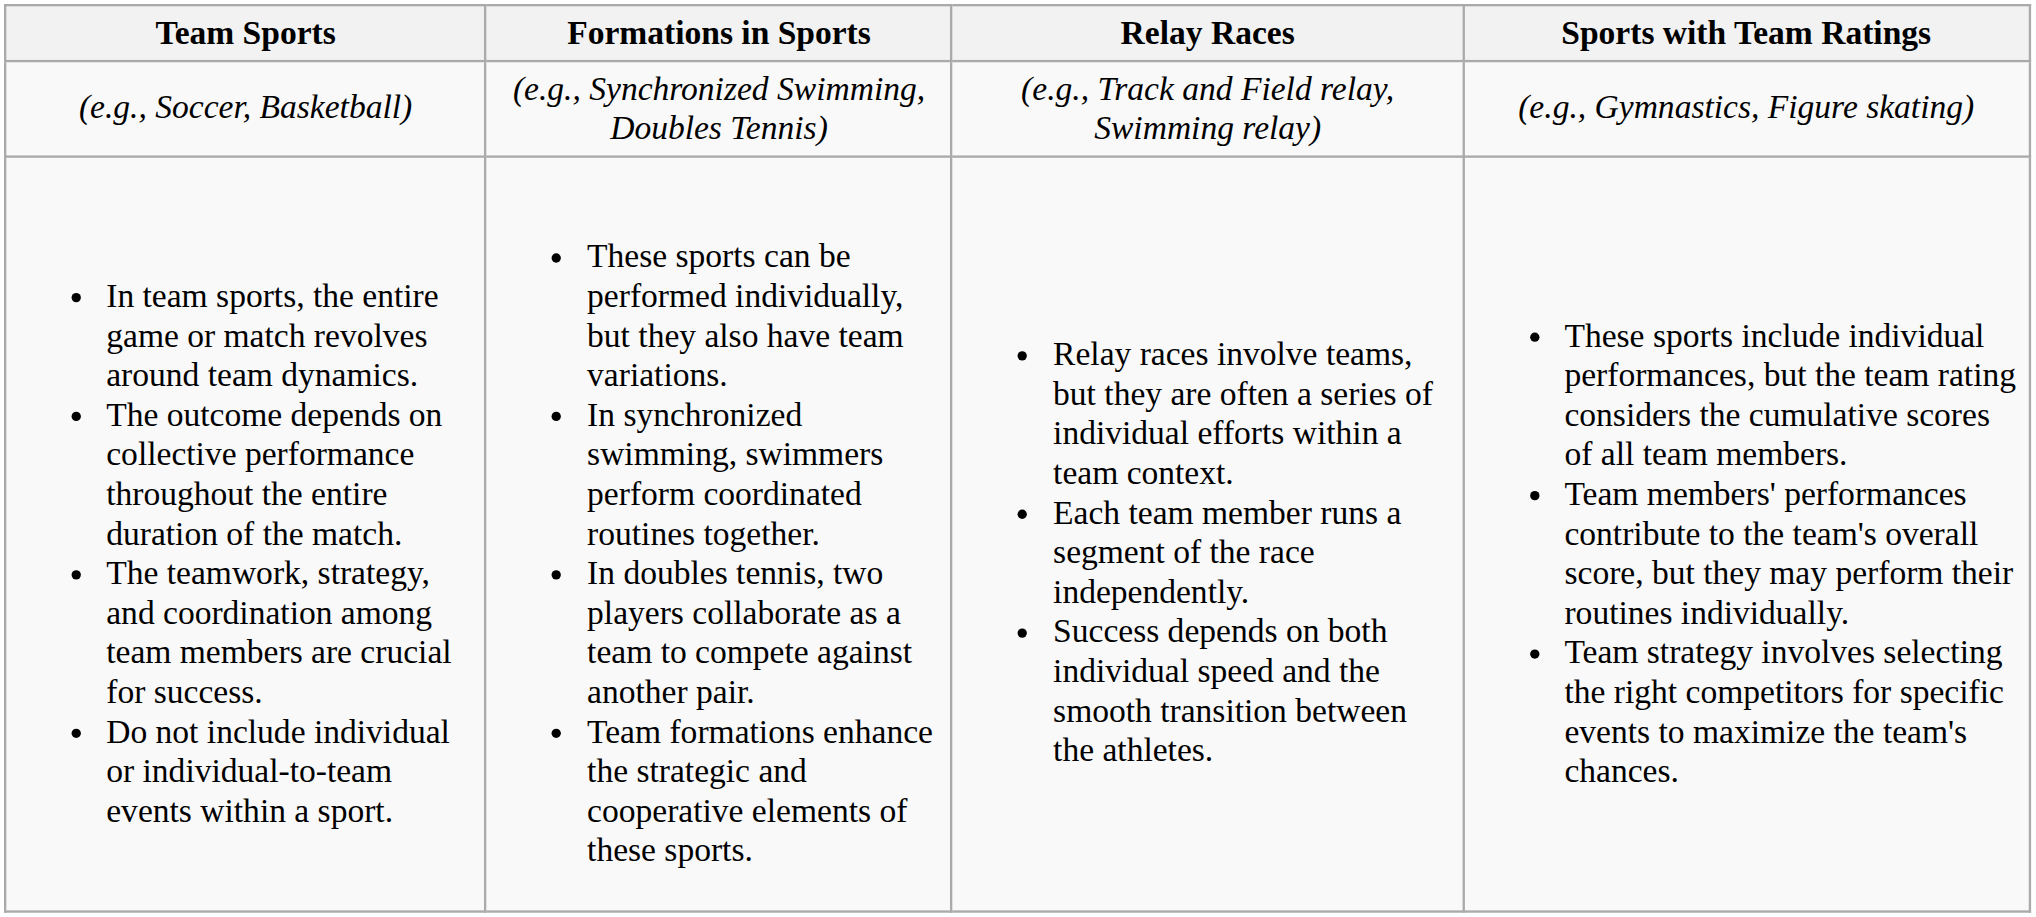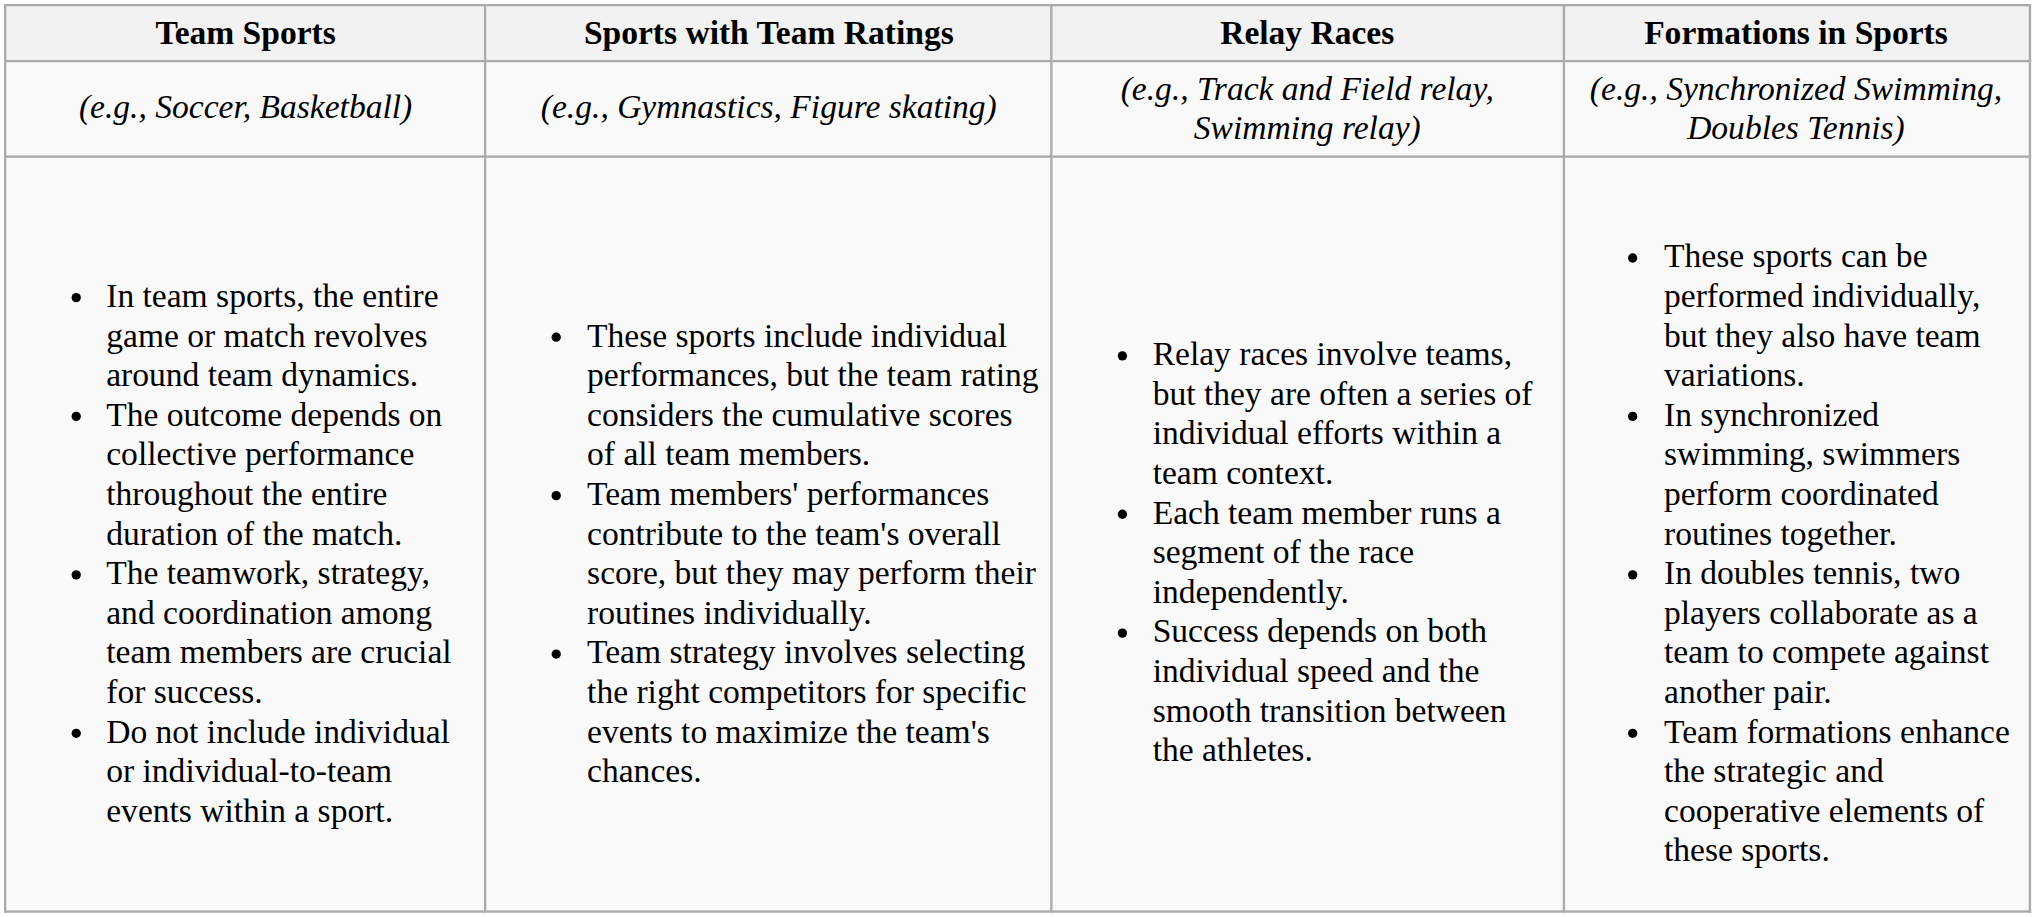columns swapped: (719, 32) <-> (1746, 32)
